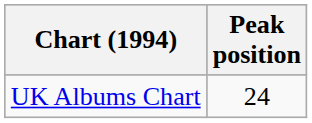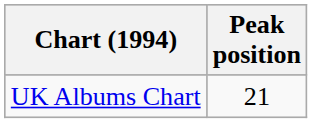(257, 95) 24 -> (257, 95) 21
